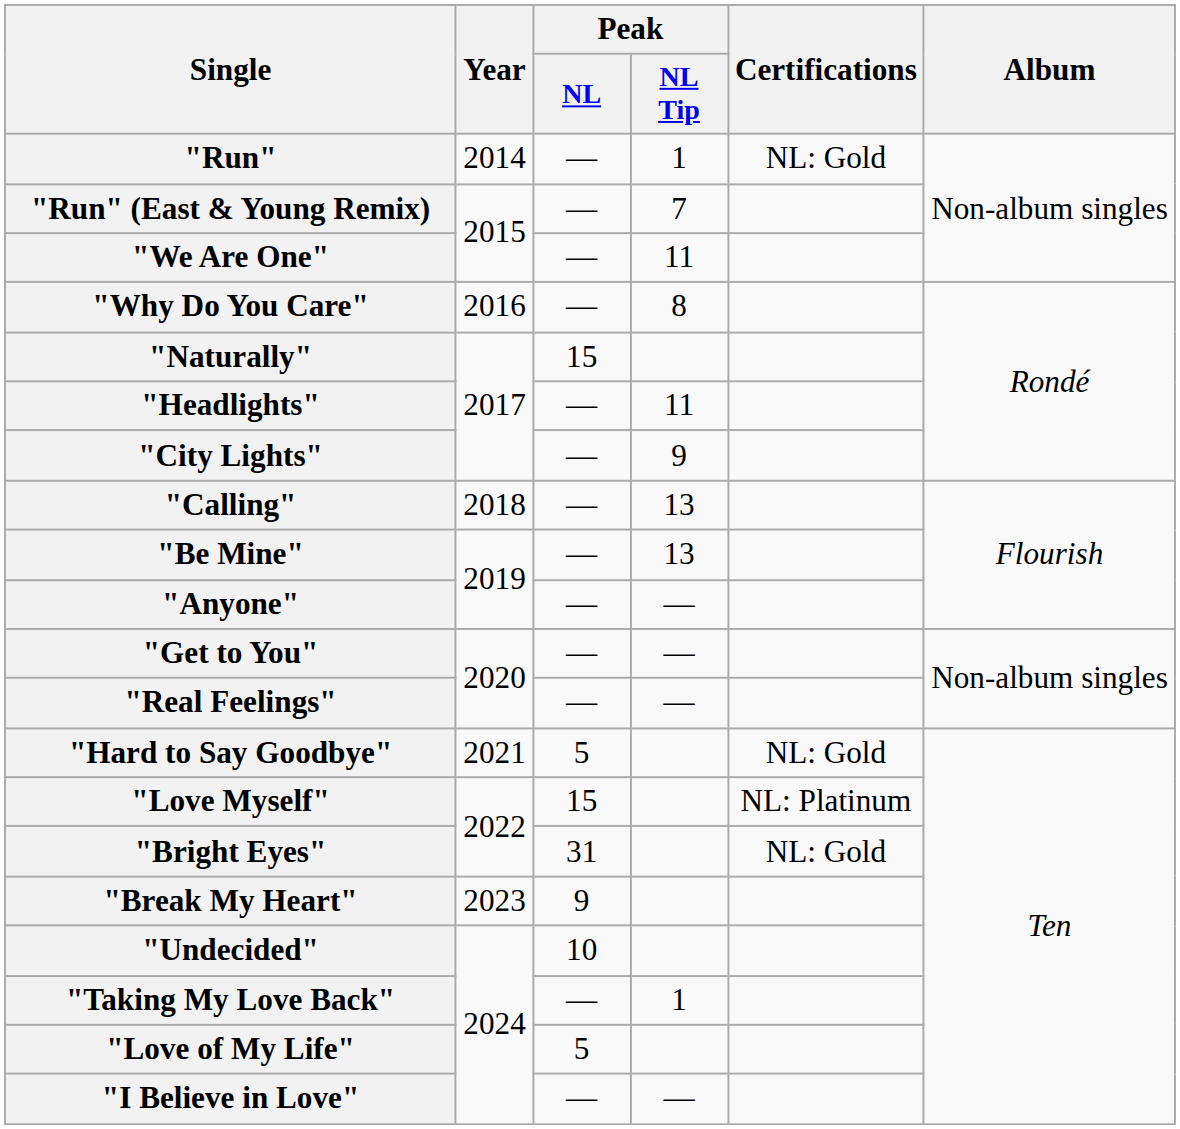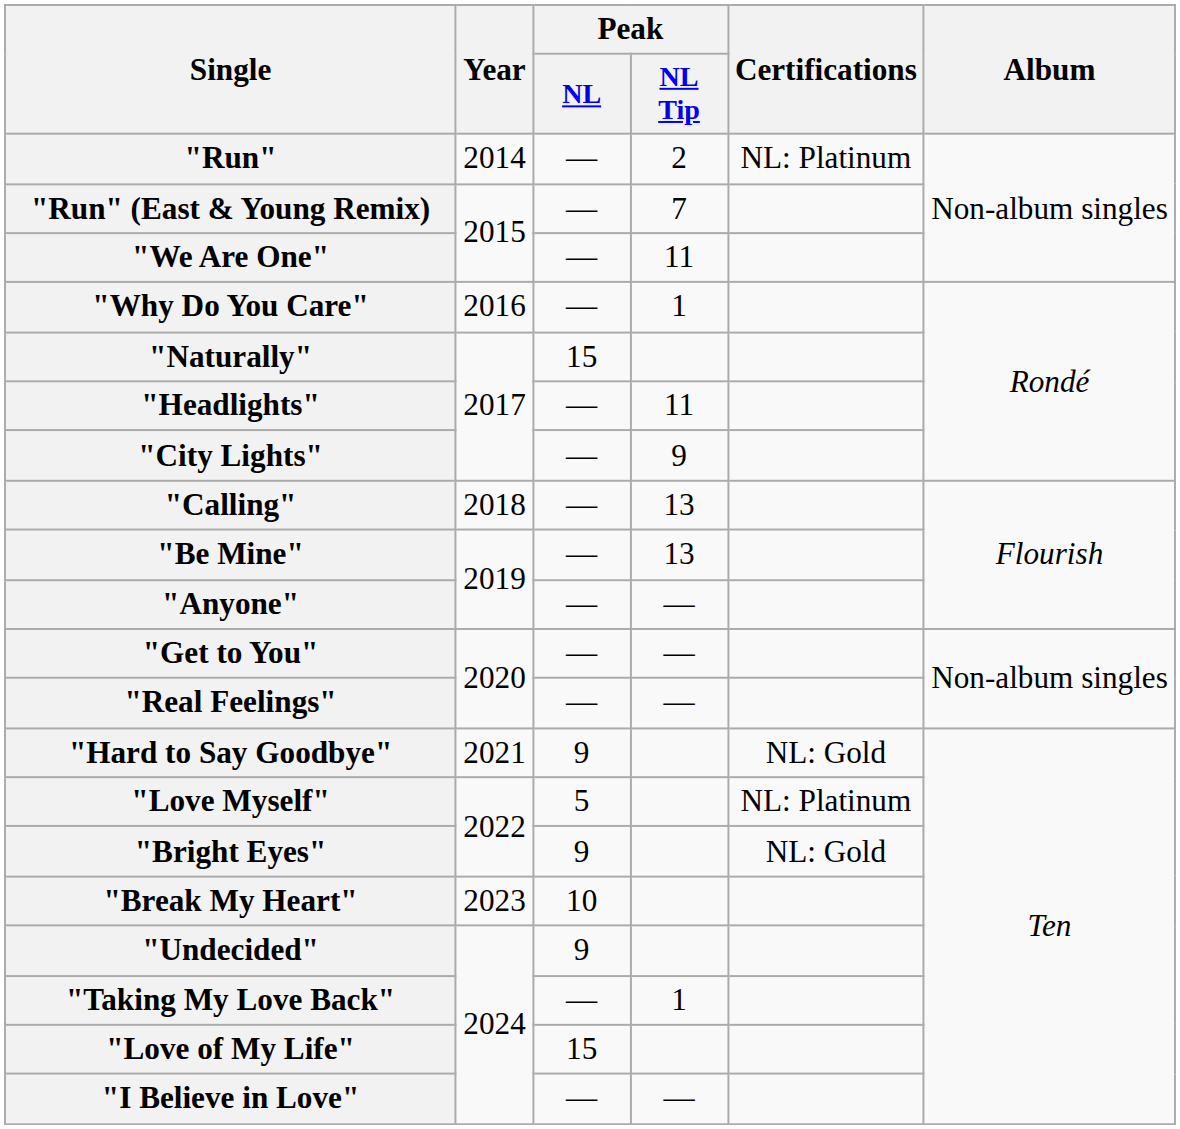(679, 158) 1 -> (679, 158) 2
(826, 158) NL: Gold -> (826, 158) NL: Platinum
(679, 306) 8 -> (679, 306) 1
(582, 751) 5 -> (582, 751) 9
(582, 801) 15 -> (582, 801) 5
(582, 850) 31 -> (582, 850) 9
(582, 900) 9 -> (582, 900) 10
(582, 949) 10 -> (582, 949) 9
(582, 1048) 5 -> (582, 1048) 15
